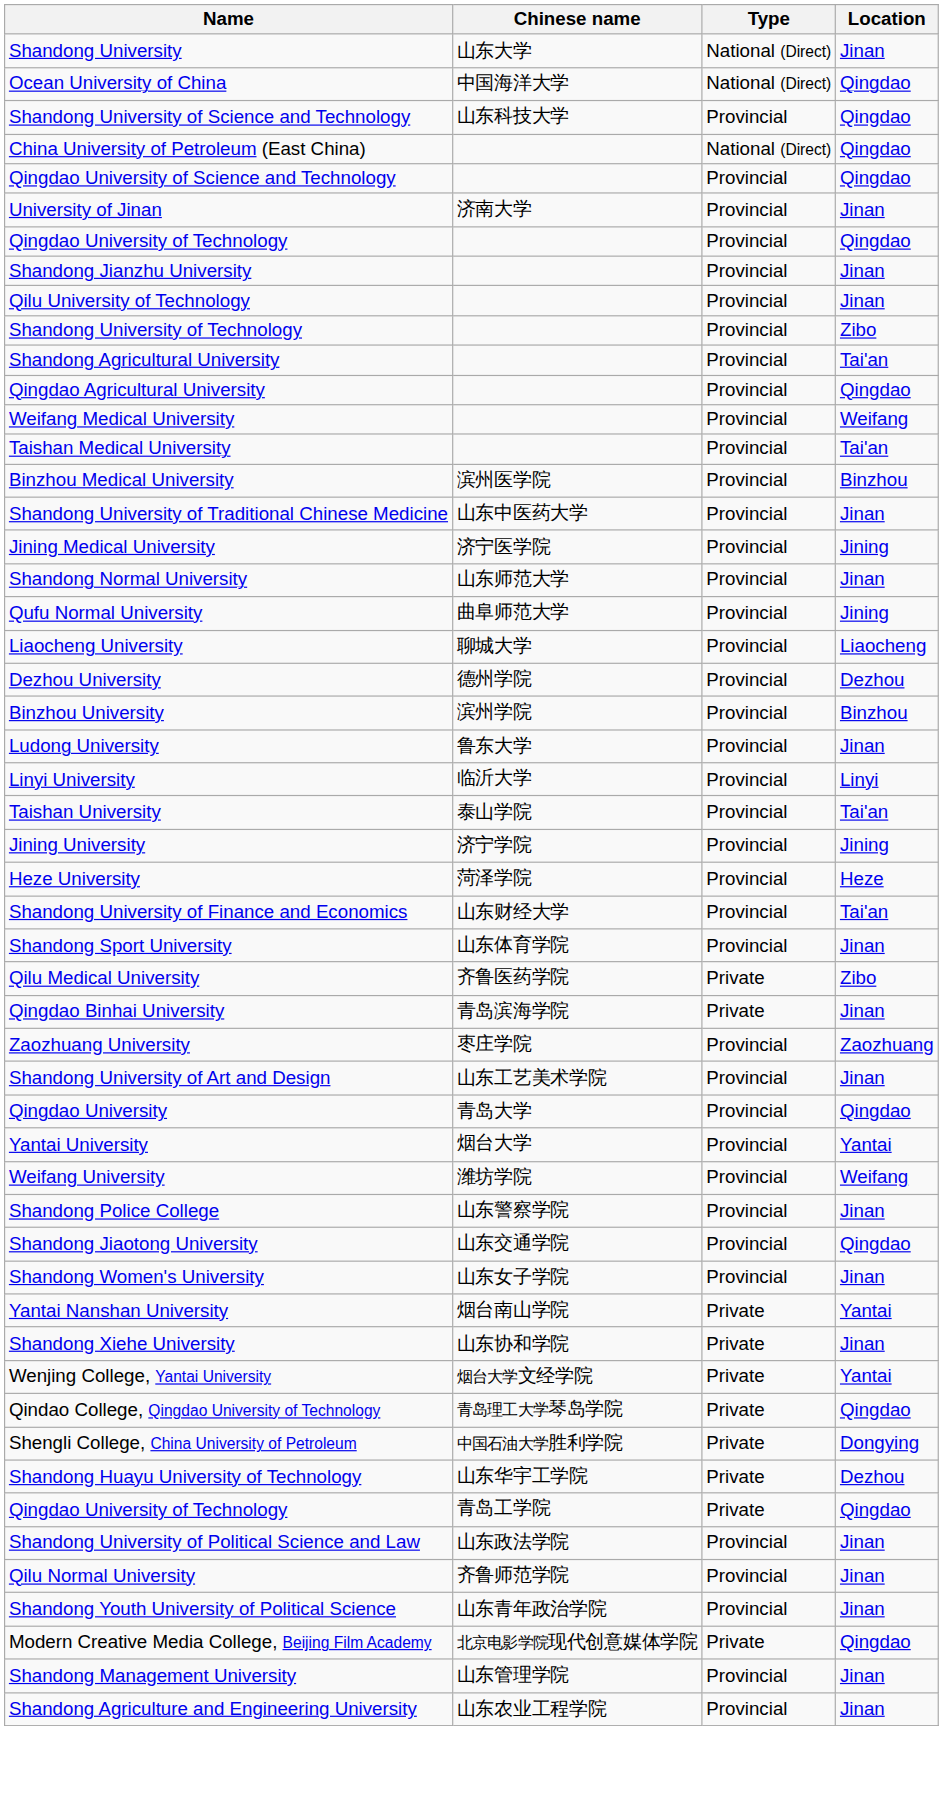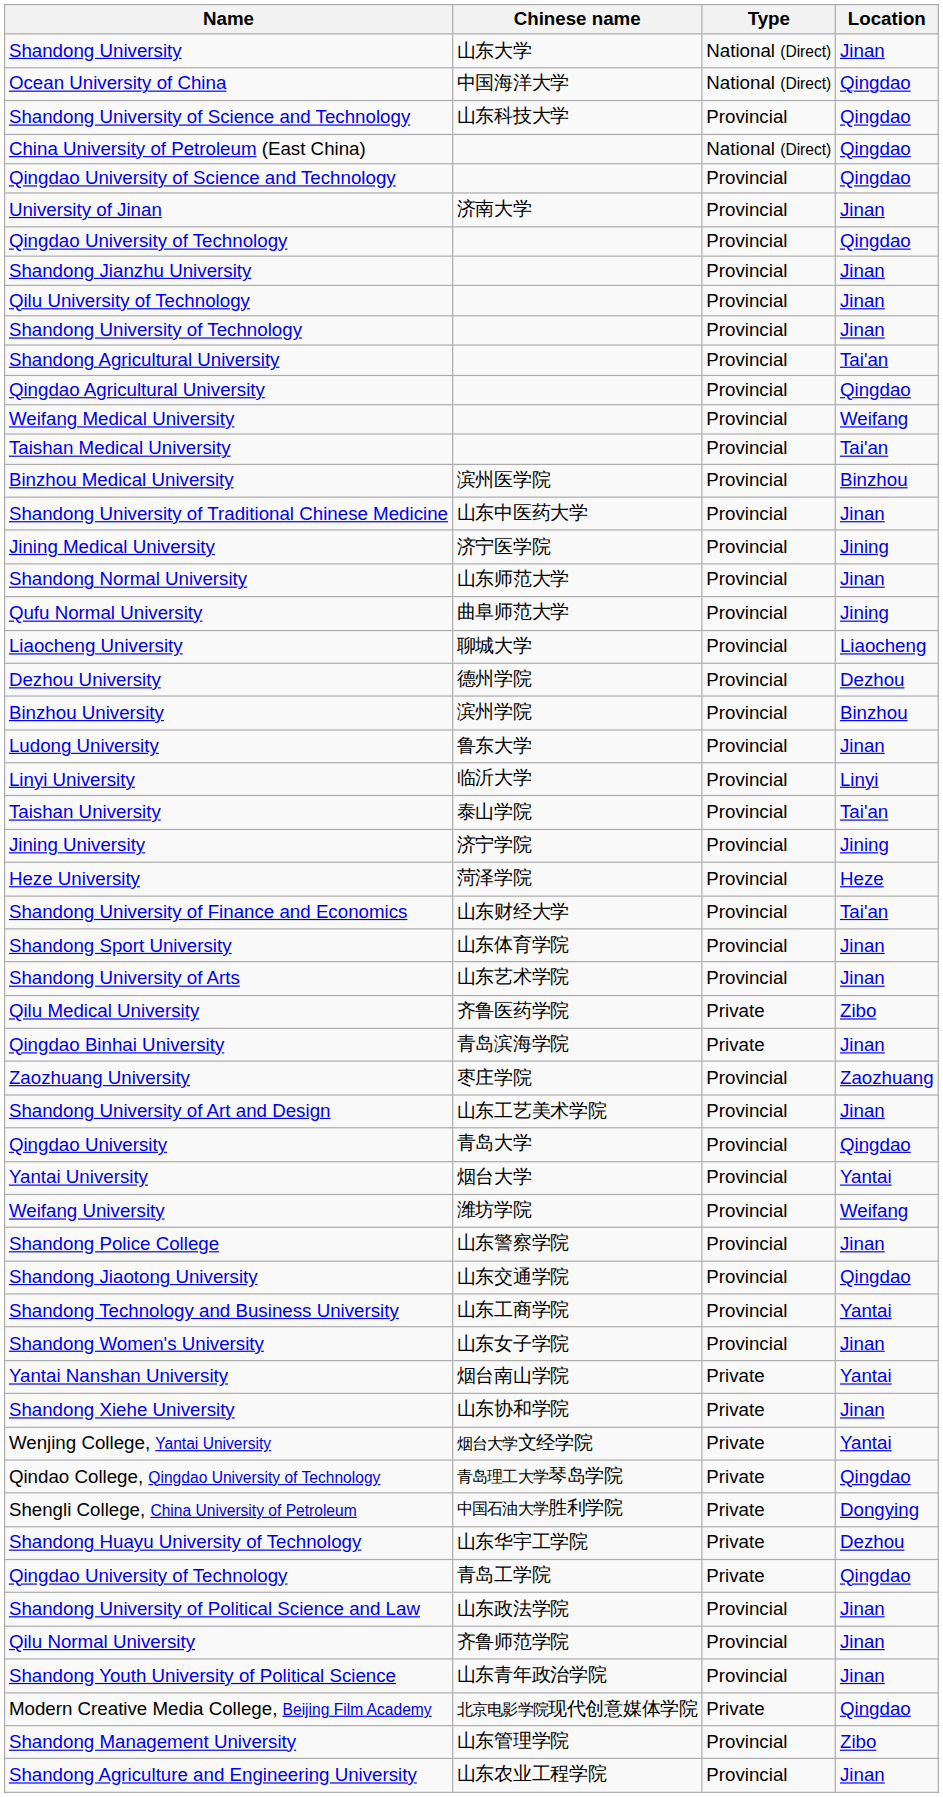(858, 330) Zibo -> (862, 330) Jinan
+ row: (124, 978)
+ row: (204, 1310)
(862, 1675) Jinan -> (858, 1742) Zibo
